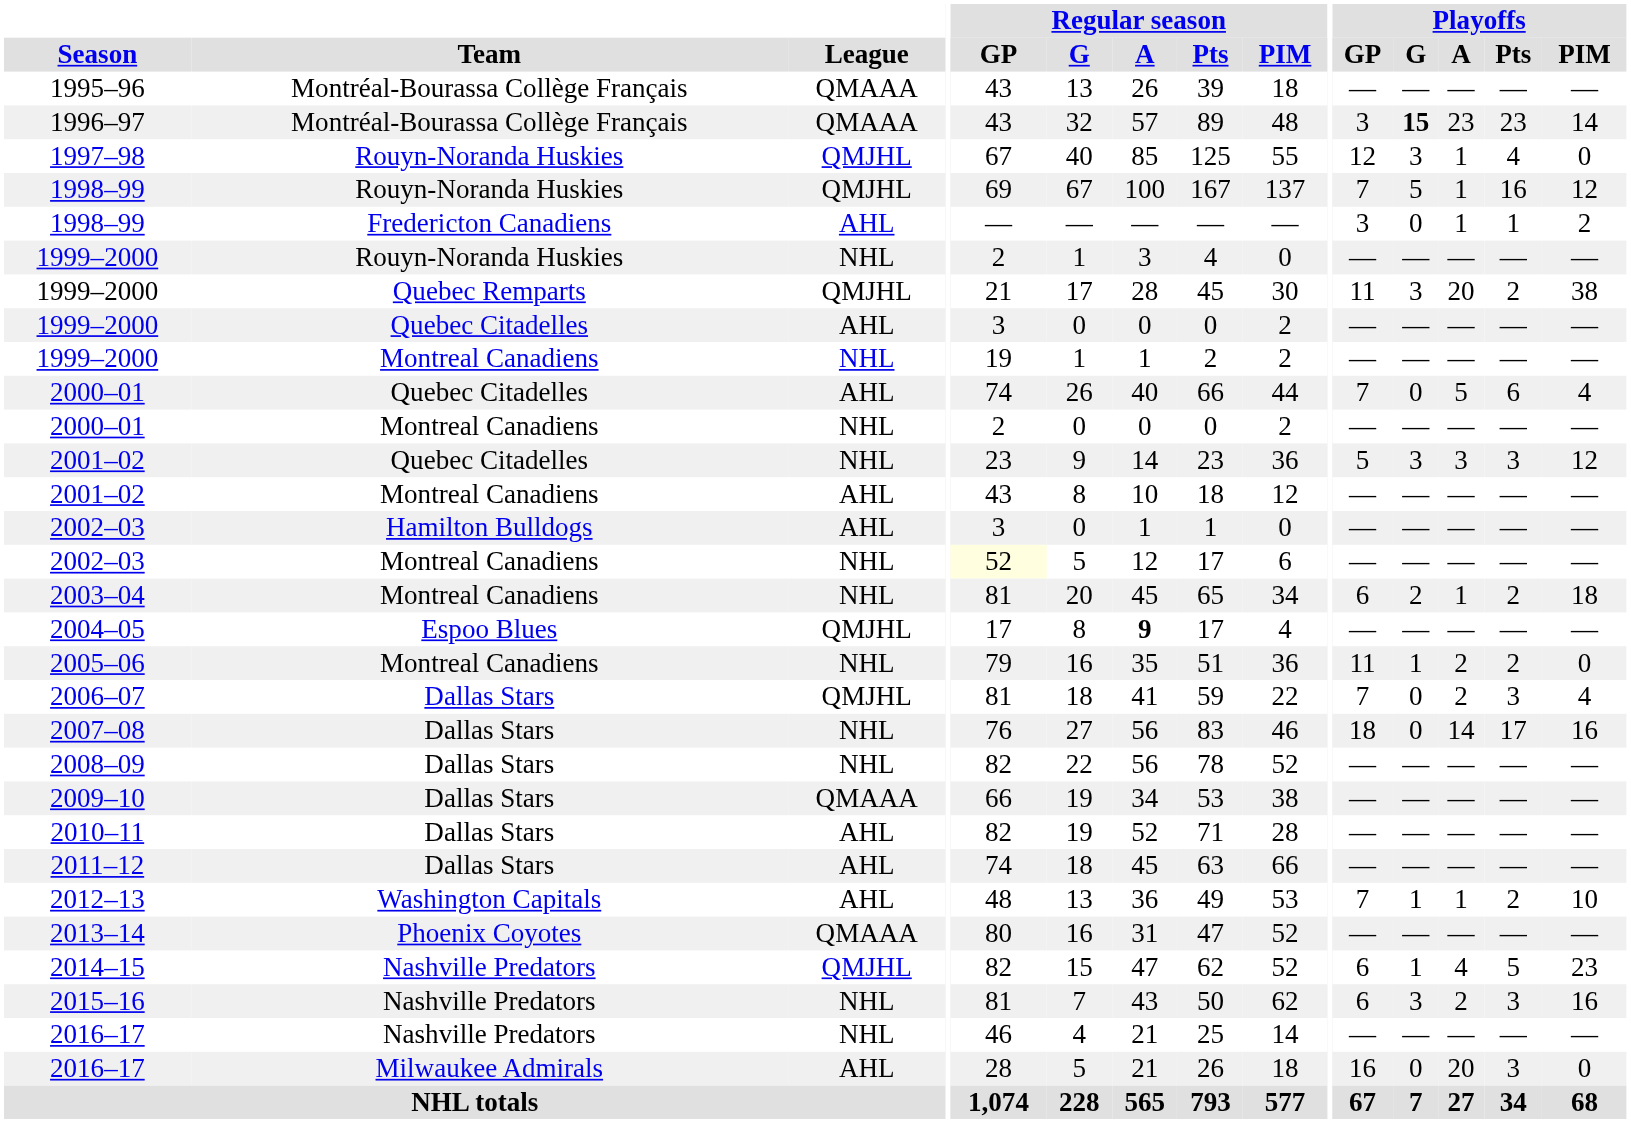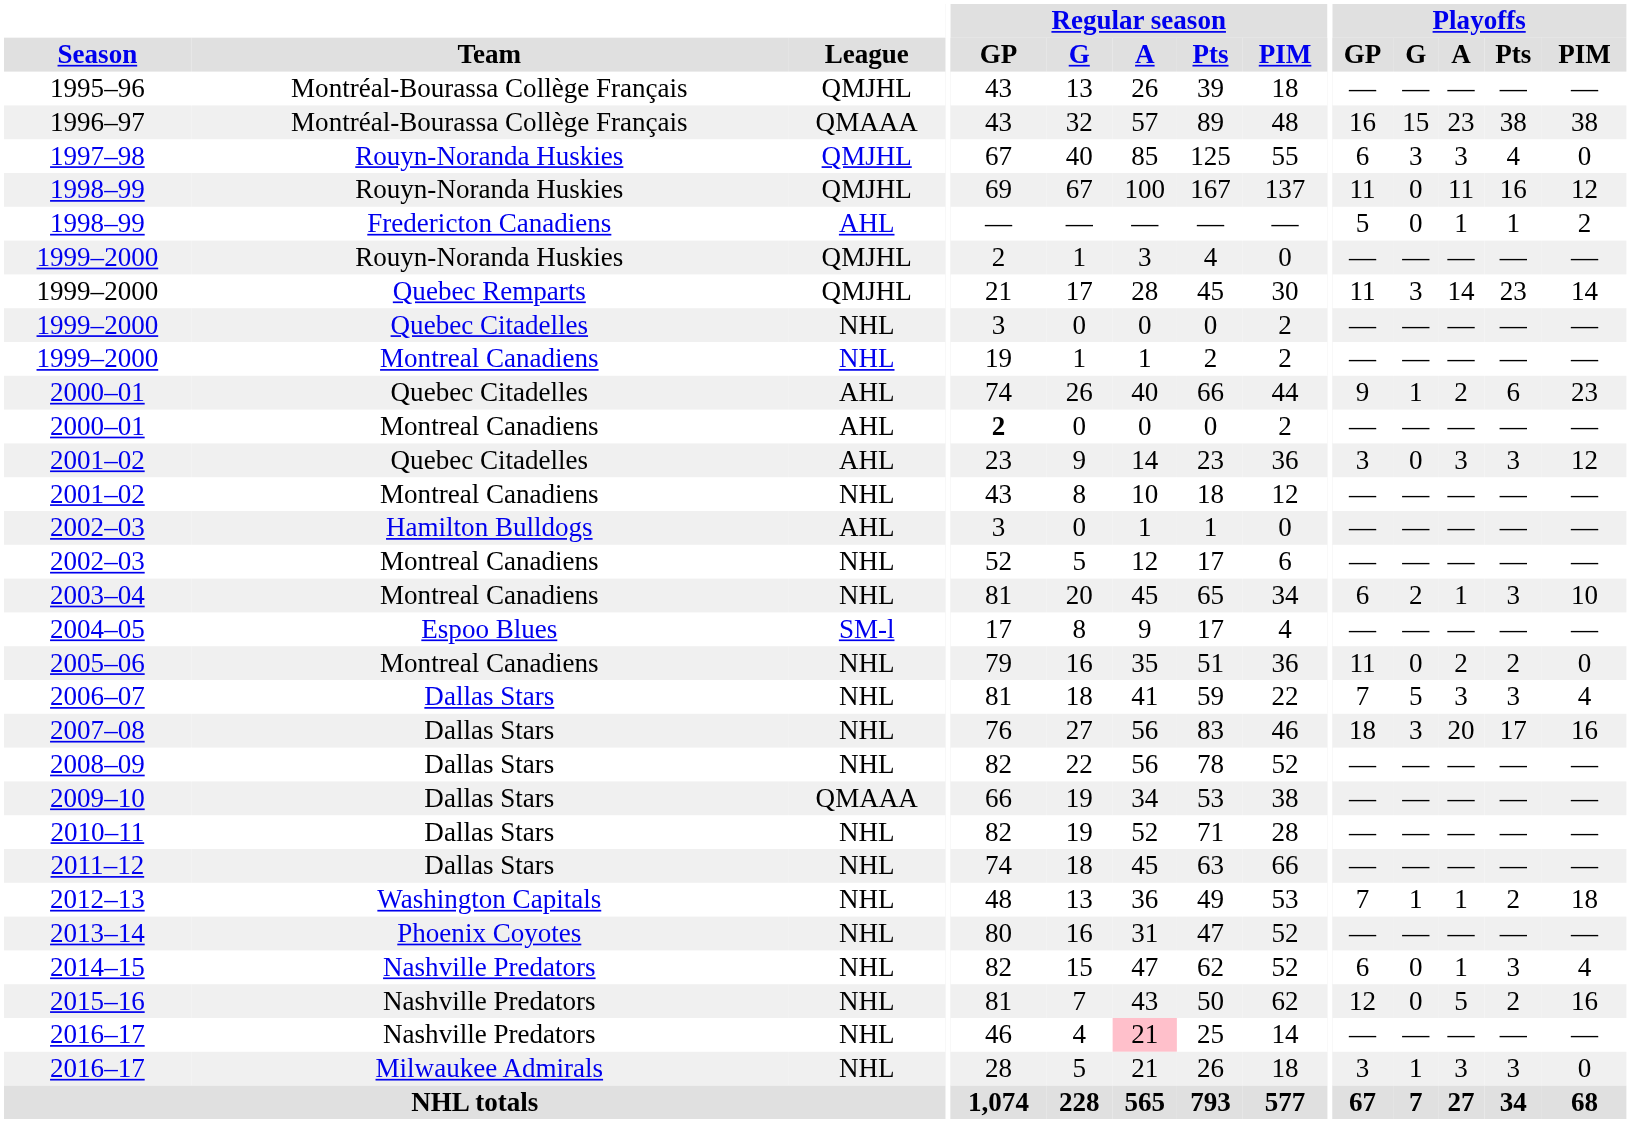(867, 88) QMAAA -> (867, 88) QMJHL
(1362, 121) 3 -> (1362, 121) 16
(1416, 121) bold -> (1416, 121) normal
(1513, 121) 23 -> (1513, 121) 38
(1585, 121) 14 -> (1585, 121) 38
(1362, 155) 12 -> (1362, 155) 6
(1461, 155) 1 -> (1461, 155) 3
(1362, 189) 7 -> (1362, 189) 11
(1416, 189) 5 -> (1416, 189) 0
(1461, 189) 1 -> (1461, 189) 11
(1362, 223) 3 -> (1362, 223) 5
(867, 257) NHL -> (867, 257) QMJHL
(1461, 290) 20 -> (1461, 290) 14
(1513, 290) 2 -> (1513, 290) 23
(1585, 290) 38 -> (1585, 290) 14
(867, 324) AHL -> (867, 324) NHL
(1362, 392) 7 -> (1362, 392) 9
(1416, 392) 0 -> (1416, 392) 1
(1461, 392) 5 -> (1461, 392) 2
(1585, 392) 4 -> (1585, 392) 23
(867, 426) NHL -> (867, 426) AHL
(998, 426) normal -> (998, 426) bold
(867, 459) NHL -> (867, 459) AHL
(1362, 459) 5 -> (1362, 459) 3
(1416, 459) 3 -> (1416, 459) 0
(867, 493) AHL -> (867, 493) NHL
(998, 561) lightyellow background -> (998, 561) no background
(1513, 595) 2 -> (1513, 595) 3
(1585, 595) 18 -> (1585, 595) 10
(867, 628) QMJHL -> (867, 628) SM-l
(1145, 628) bold -> (1145, 628) normal
(1416, 662) 1 -> (1416, 662) 0
(867, 696) QMJHL -> (867, 696) NHL
(1416, 696) 0 -> (1416, 696) 5
(1461, 696) 2 -> (1461, 696) 3
(1416, 730) 0 -> (1416, 730) 3
(1461, 730) 14 -> (1461, 730) 20
(867, 831) AHL -> (867, 831) NHL
(867, 865) AHL -> (867, 865) NHL
(867, 899) AHL -> (867, 899) NHL
(1585, 899) 10 -> (1585, 899) 18
(867, 933) QMAAA -> (867, 933) NHL
(867, 966) QMJHL -> (867, 966) NHL
(1416, 966) 1 -> (1416, 966) 0
(1461, 966) 4 -> (1461, 966) 1
(1513, 966) 5 -> (1513, 966) 3
(1585, 966) 23 -> (1585, 966) 4
(1362, 1000) 6 -> (1362, 1000) 12
(1416, 1000) 3 -> (1416, 1000) 0
(1461, 1000) 2 -> (1461, 1000) 5
(1513, 1000) 3 -> (1513, 1000) 2
(1145, 1034) no background -> (1145, 1034) pink background
(867, 1068) AHL -> (867, 1068) NHL
(1362, 1068) 16 -> (1362, 1068) 3
(1416, 1068) 0 -> (1416, 1068) 1
(1461, 1068) 20 -> (1461, 1068) 3
